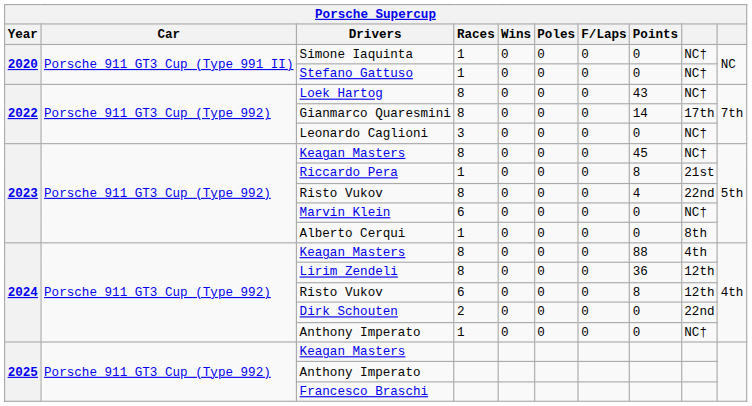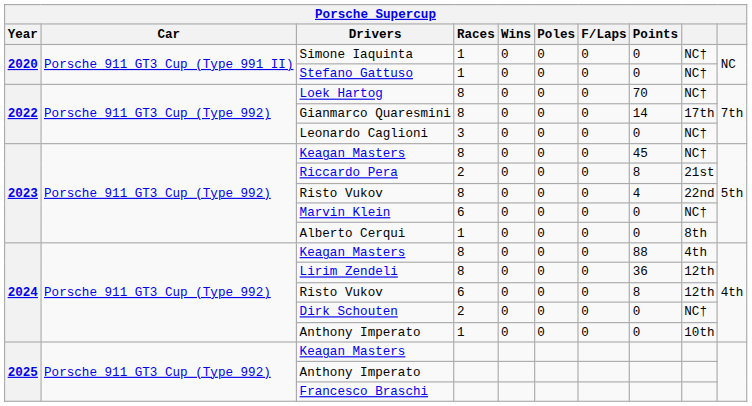(640, 94) 43 -> (640, 94) 70
(461, 173) 1 -> (461, 173) 2
(699, 312) 22nd -> (696, 312) NC†
(696, 332) NC† -> (699, 332) 10th
